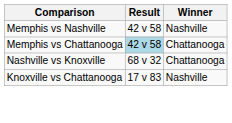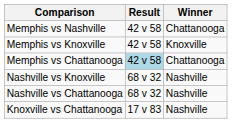(187, 28) Nashville -> (195, 28) Chattanooga
+ row: (56, 45)
(195, 61) Chattanooga -> (187, 77) Nashville
+ row: (65, 93)
